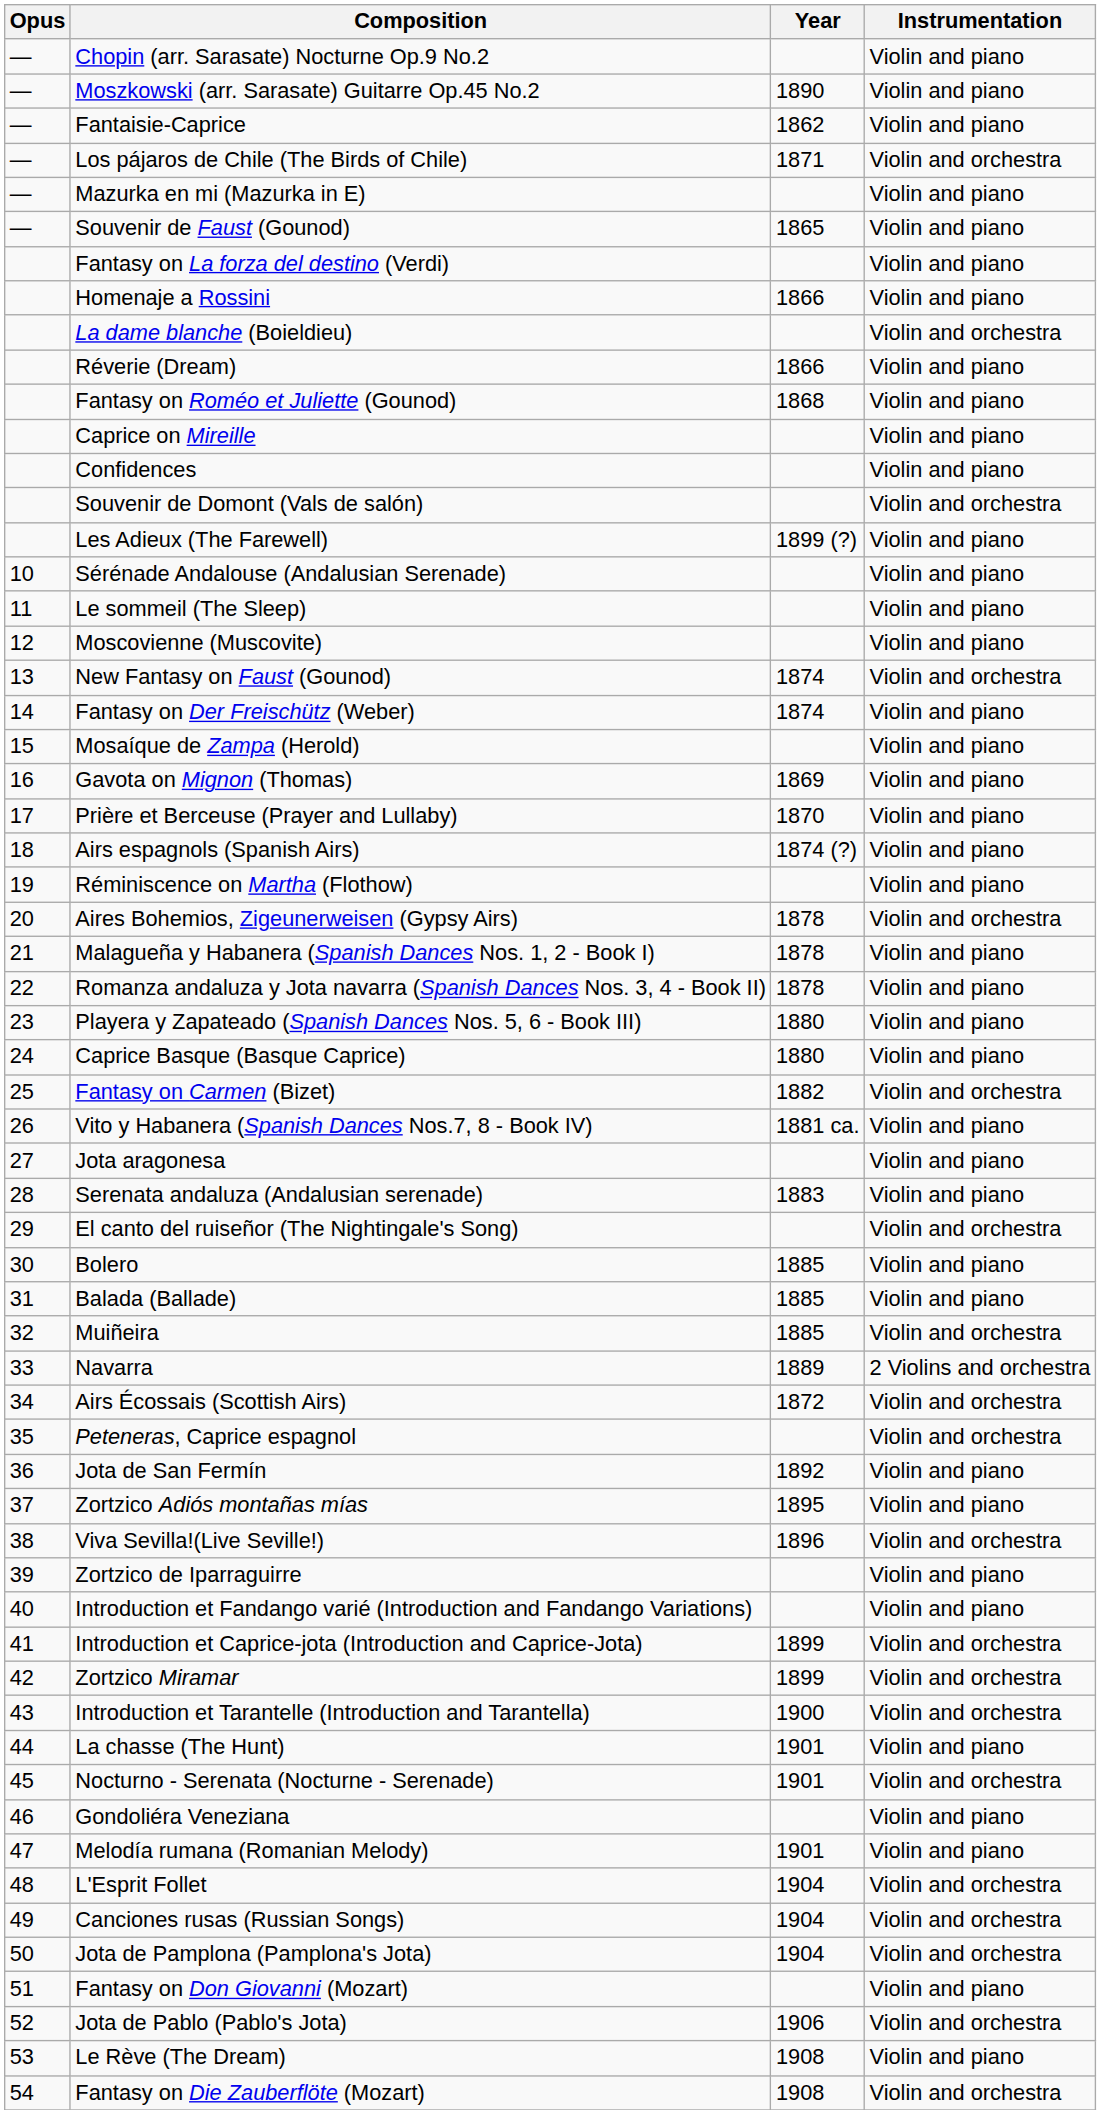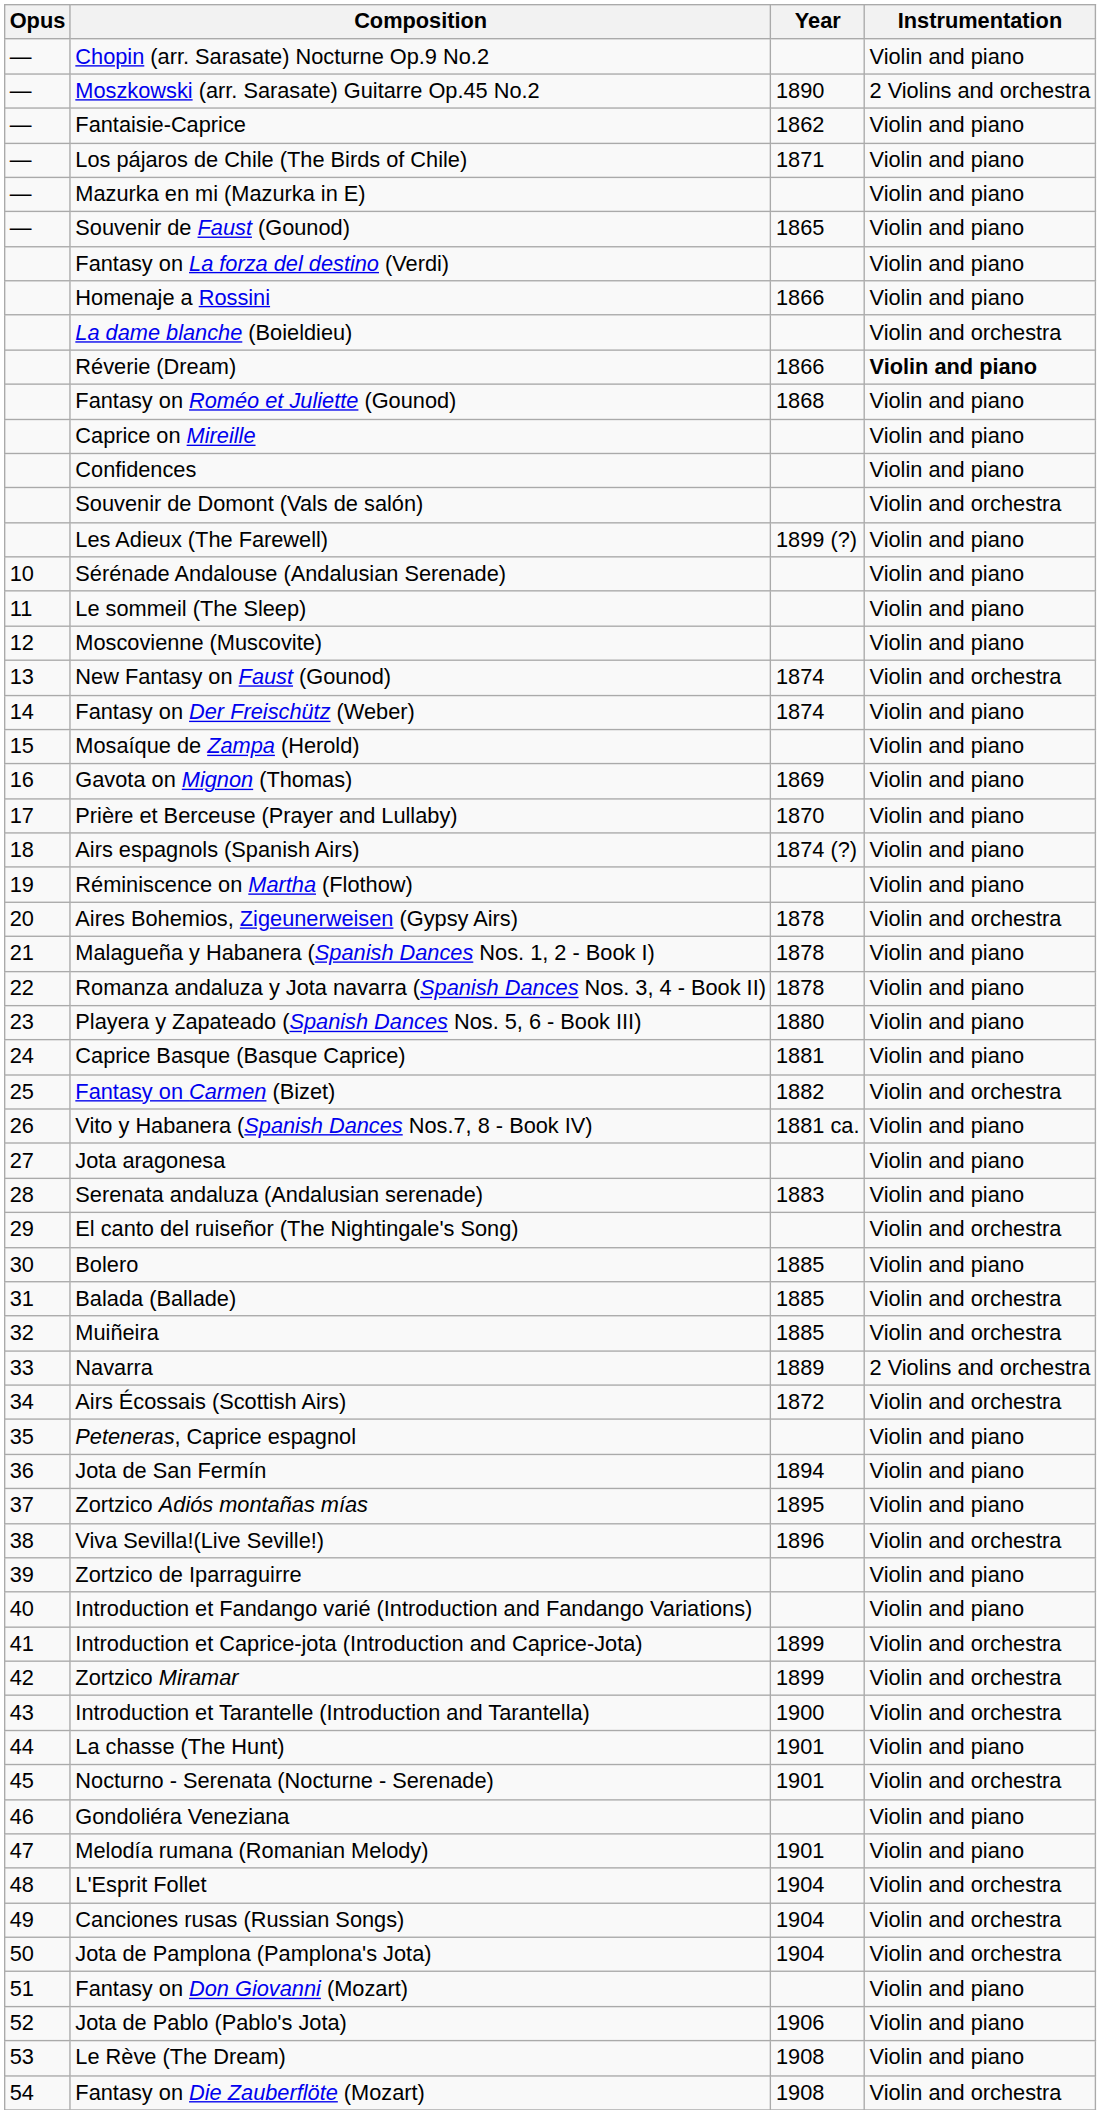(947, 90) Violin and piano -> (980, 90) 2 Violins and orchestra
(965, 159) Violin and orchestra -> (947, 159) Violin and piano
(947, 366) normal -> (953, 366) bold
(800, 1057) 1880 -> (800, 1057) 1881
(947, 1298) Violin and piano -> (965, 1298) Violin and orchestra
(965, 1436) Violin and orchestra -> (947, 1436) Violin and piano
(800, 1471) 1892 -> (800, 1471) 1894
(965, 2023) Violin and orchestra -> (947, 2023) Violin and piano
